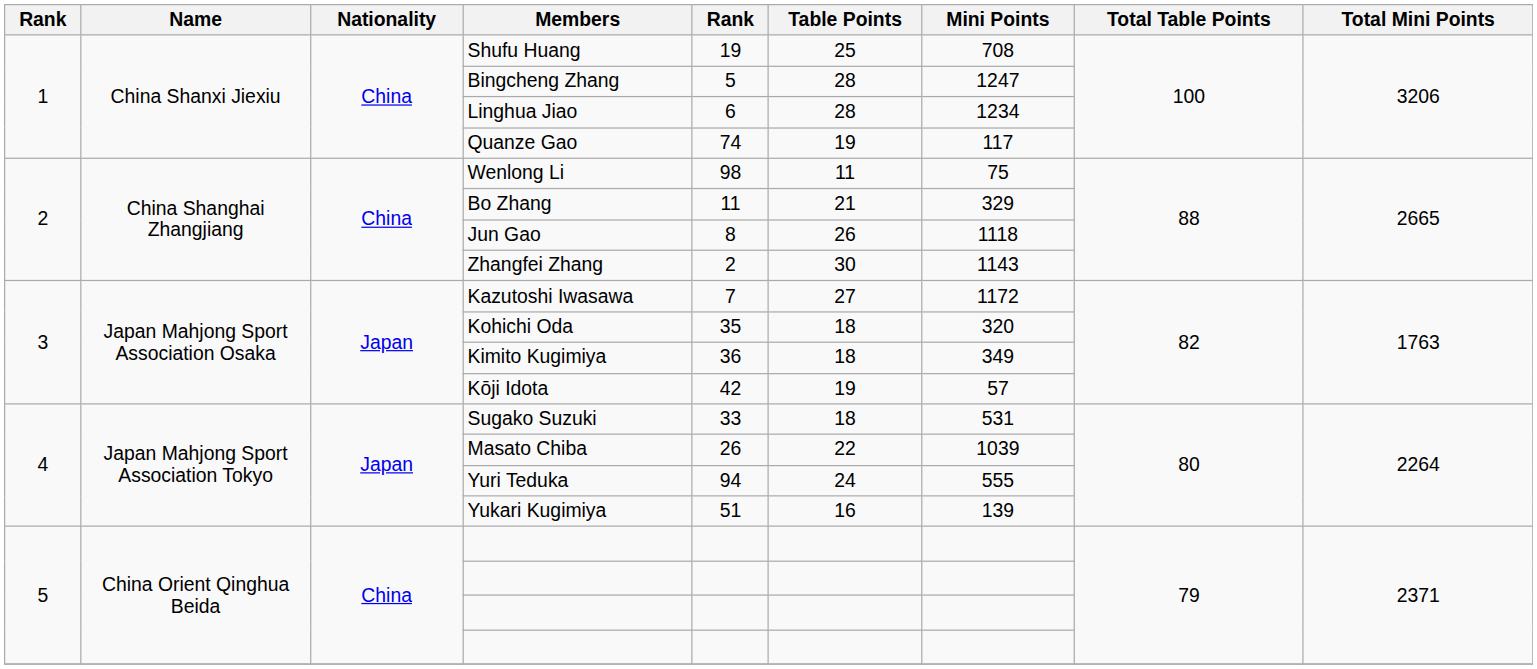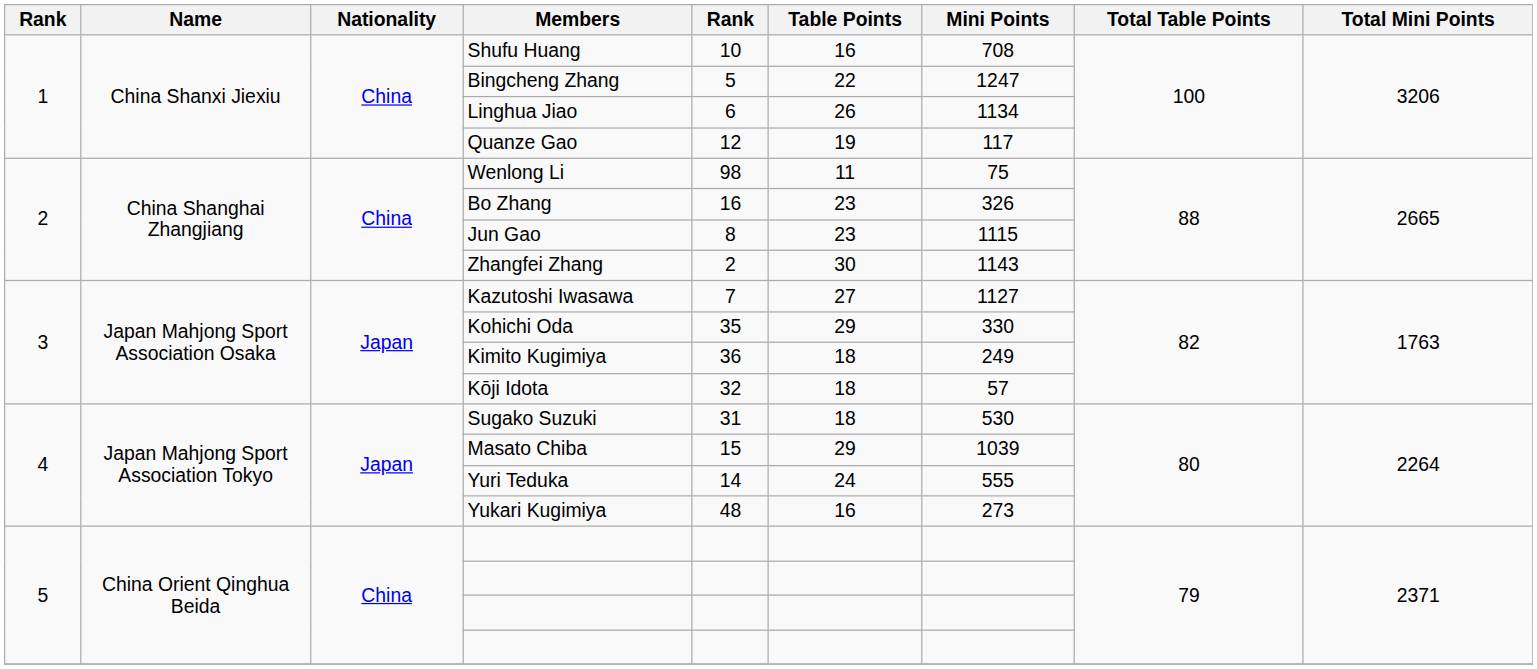(730, 50) 19 -> (730, 50) 10
(845, 50) 25 -> (845, 50) 16
(845, 81) 28 -> (845, 81) 22
(845, 111) 28 -> (845, 111) 26
(998, 111) 1234 -> (998, 111) 1134
(730, 142) 74 -> (730, 142) 12
(730, 204) 11 -> (730, 204) 16
(845, 204) 21 -> (845, 204) 23
(998, 204) 329 -> (998, 204) 326
(845, 234) 26 -> (845, 234) 23
(998, 234) 1118 -> (998, 234) 1115
(998, 296) 1172 -> (998, 296) 1127
(845, 326) 18 -> (845, 326) 29
(998, 326) 320 -> (998, 326) 330
(998, 357) 349 -> (998, 357) 249
(730, 388) 42 -> (730, 388) 32
(845, 388) 19 -> (845, 388) 18
(730, 419) 33 -> (730, 419) 31
(998, 419) 531 -> (998, 419) 530
(730, 449) 26 -> (730, 449) 15
(845, 449) 22 -> (845, 449) 29
(730, 480) 94 -> (730, 480) 14
(730, 511) 51 -> (730, 511) 48
(998, 511) 139 -> (998, 511) 273
